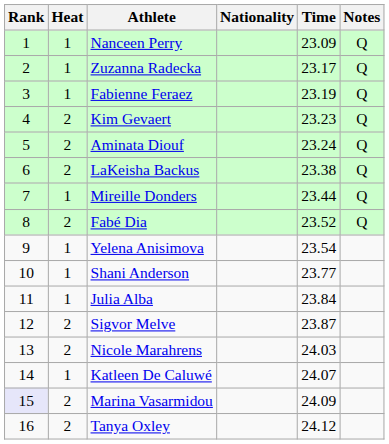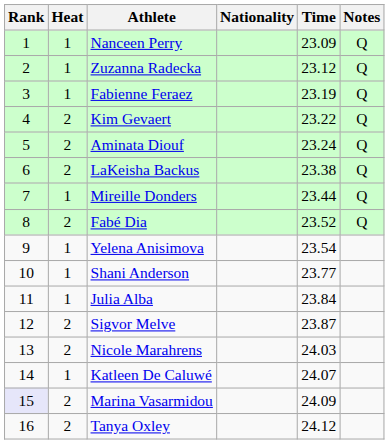(319, 68) 23.17 -> (319, 68) 23.12
(319, 119) 23.23 -> (319, 119) 23.22
